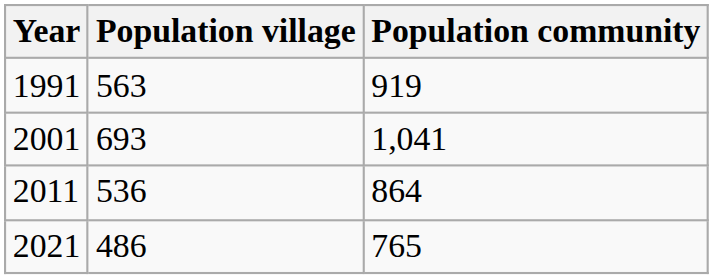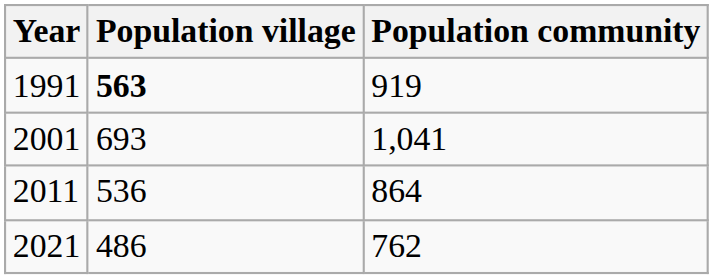(121, 84) normal -> (121, 84) bold
(397, 245) 765 -> (397, 245) 762
